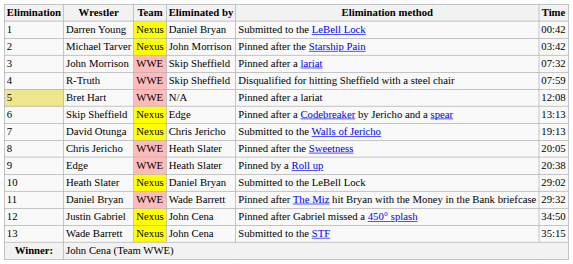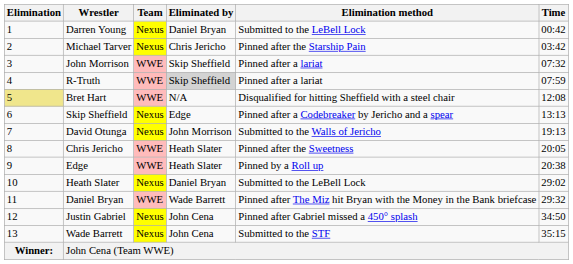(200, 47) John Morrison -> (197, 47) Chris Jericho
(199, 81) no background -> (199, 81) lightgrey background
(346, 81) Disqualified for hitting Sheffield with a steel chair -> (280, 81) Pinned after a lariat
(280, 98) Pinned after a lariat -> (346, 98) Disqualified for hitting Sheffield with a steel chair
(197, 132) Chris Jericho -> (200, 132) John Morrison
